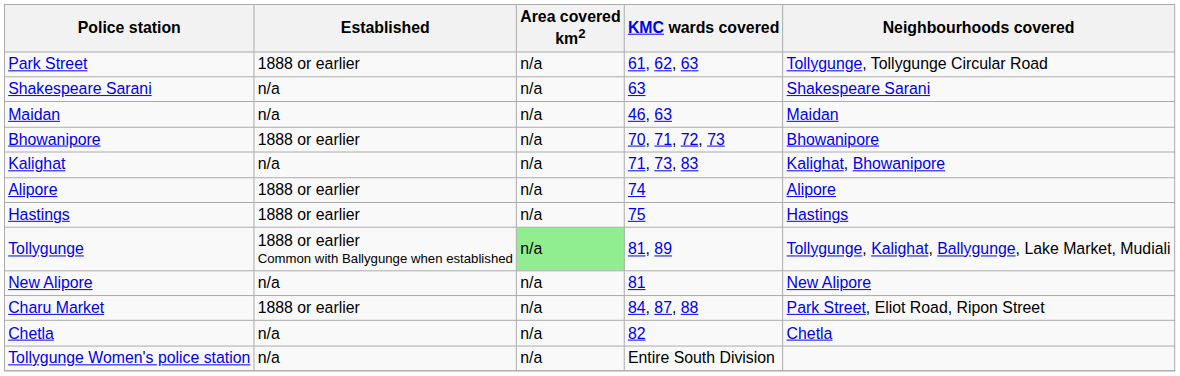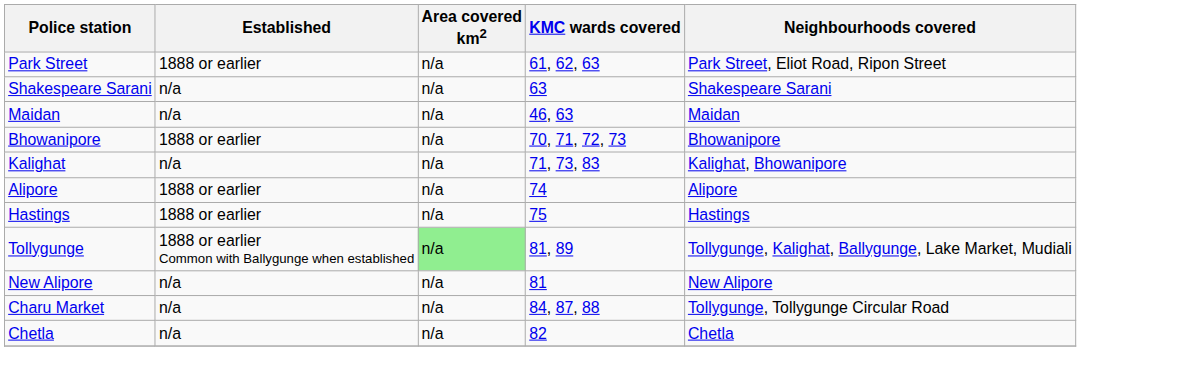(917, 64) Tollygunge, Tollygunge Circular Road -> (817, 64) Park Street, Eliot Road, Ripon Street
(309, 308) 1888 or earlier -> (170, 308) n/a
(916, 308) Park Street, Eliot Road, Ripon Street -> (819, 308) Tollygunge, Tollygunge Circular Road
- row: (129, 358)
